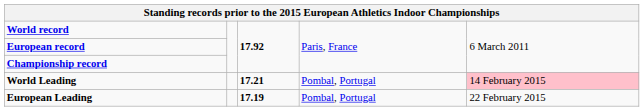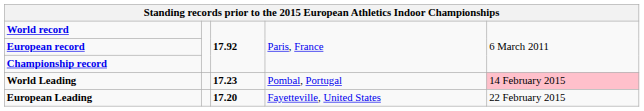(252, 81) 17.21 -> (225, 81) 17.23
(252, 98) 17.19 -> (225, 98) 17.20
(339, 98) Pombal, Portugal -> (324, 98) Fayetteville, United States
